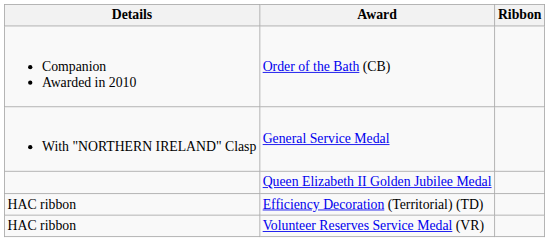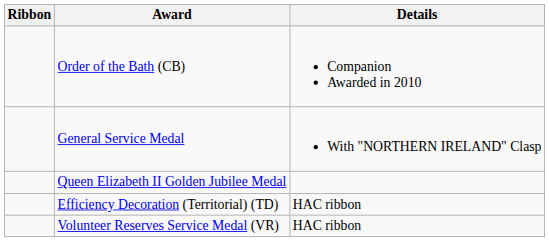columns swapped: (520, 15) <-> (132, 15)
